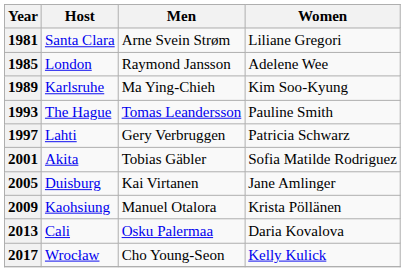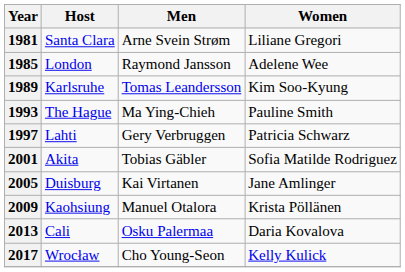(168, 87) Ma Ying-Chieh -> (181, 87) Tomas Leandersson
(181, 111) Tomas Leandersson -> (168, 111) Ma Ying-Chieh
